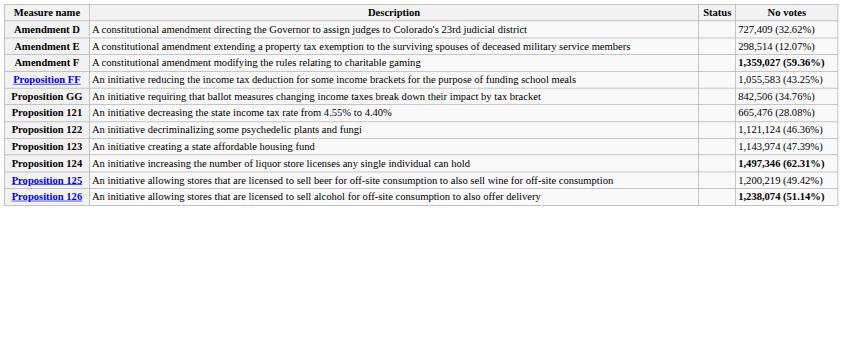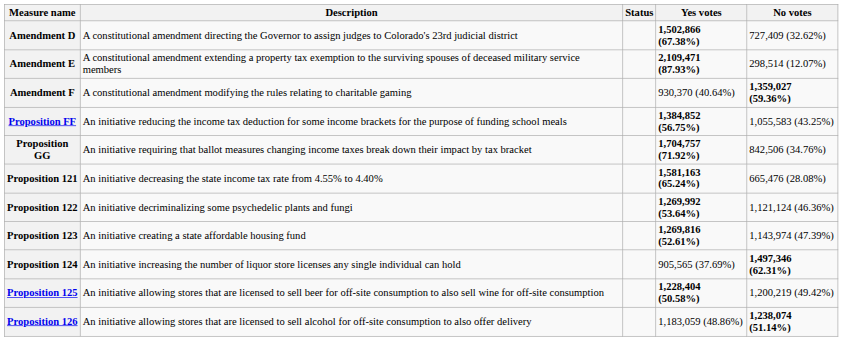+ column: (701, 12)
